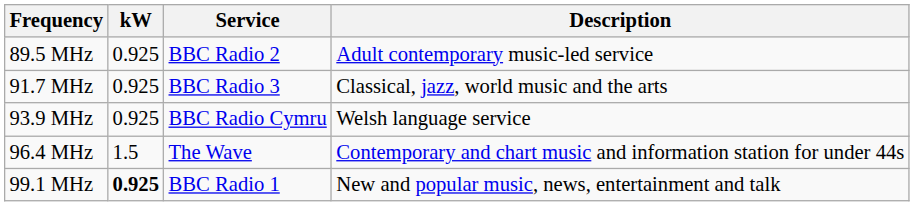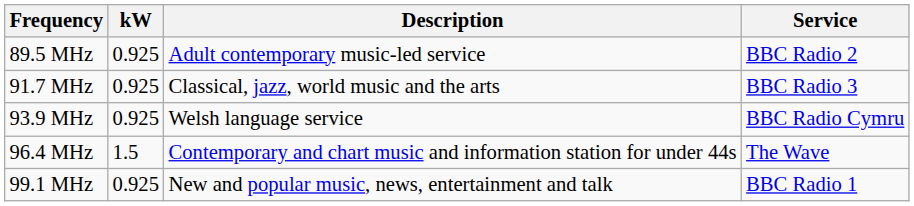columns swapped: (248, 20) <-> (620, 20)
(136, 184) bold -> (136, 184) normal
